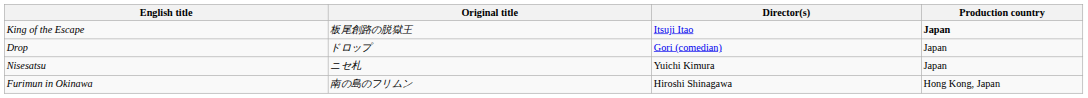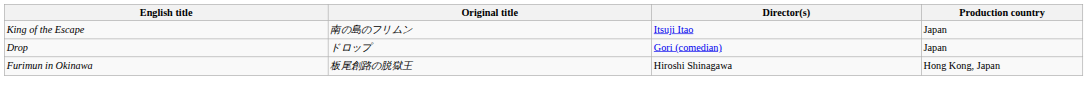(371, 29) 板尾創路の脱獄王 -> (371, 29) 南の島のフリムン
(937, 29) bold -> (935, 29) normal
- row: (26, 66)
(371, 83) 南の島のフリムン -> (371, 65) 板尾創路の脱獄王
